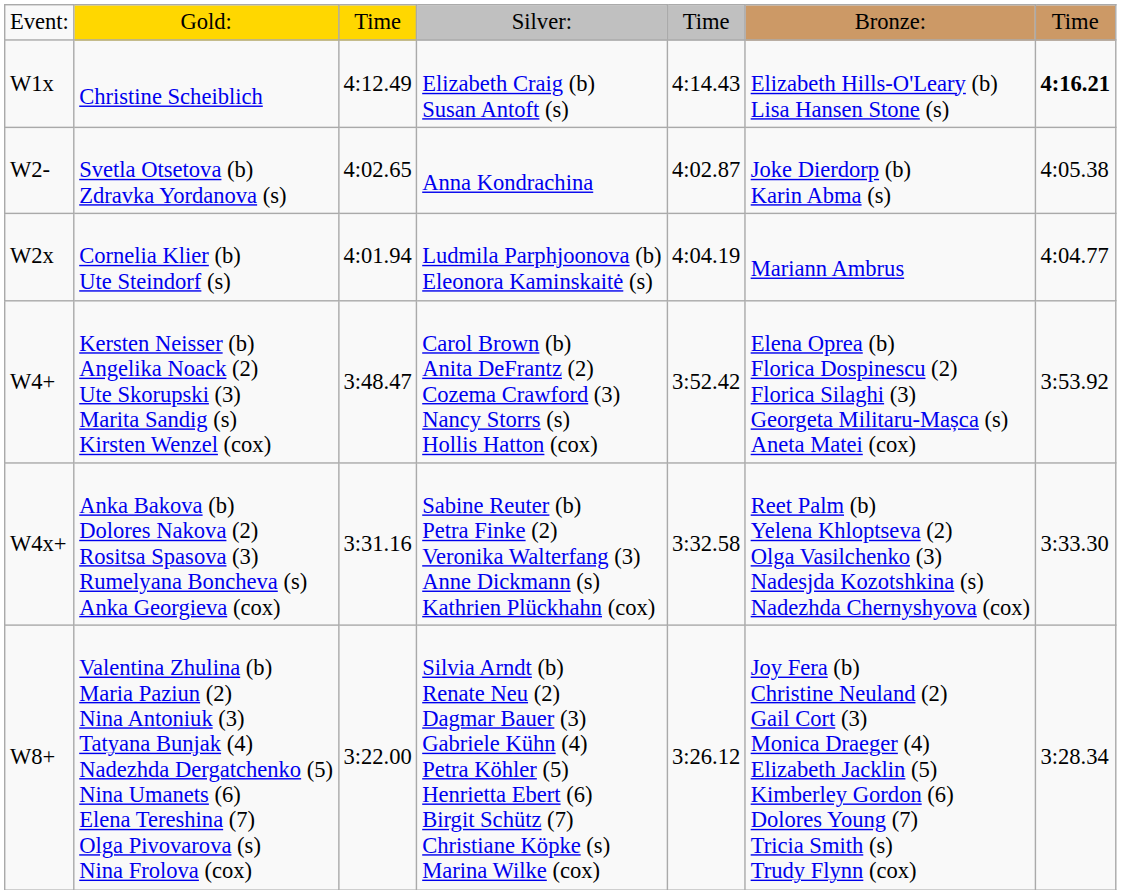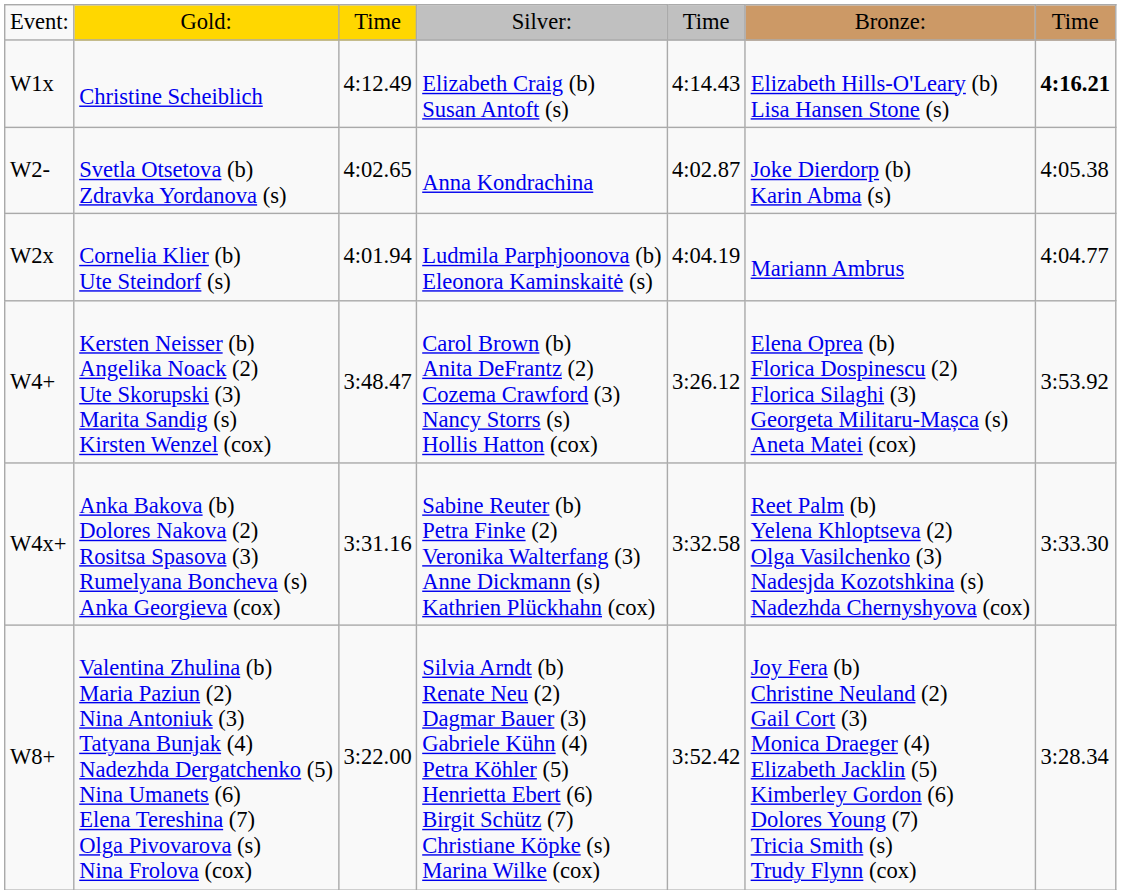(706, 381) 3:52.42 -> (706, 381) 3:26.12
(706, 757) 3:26.12 -> (706, 757) 3:52.42
